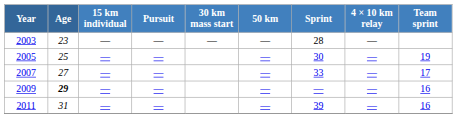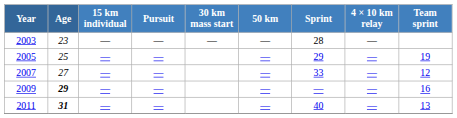(319, 57) 30 -> (319, 57) 29
(425, 73) 17 -> (425, 73) 12
(63, 105) normal -> (63, 105) bold
(319, 105) 39 -> (319, 105) 40
(425, 105) 16 -> (425, 105) 13
